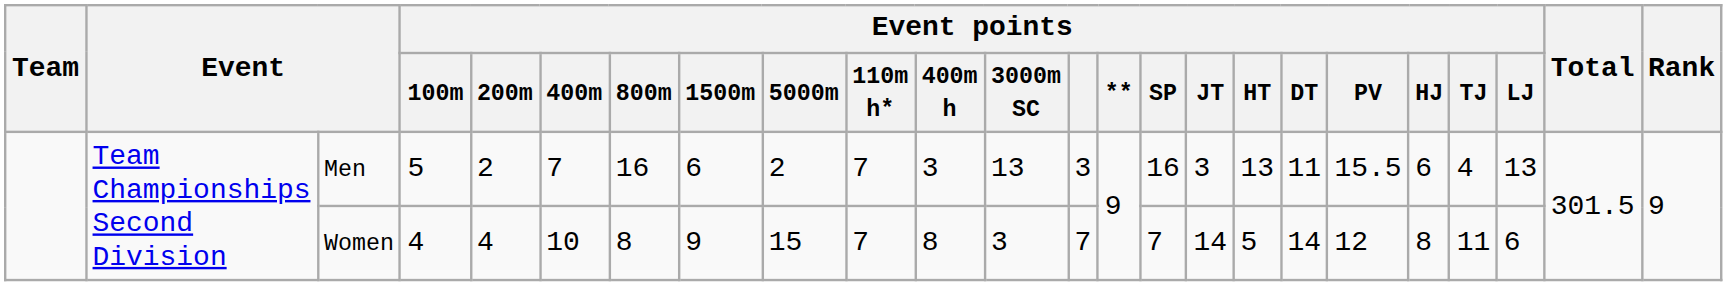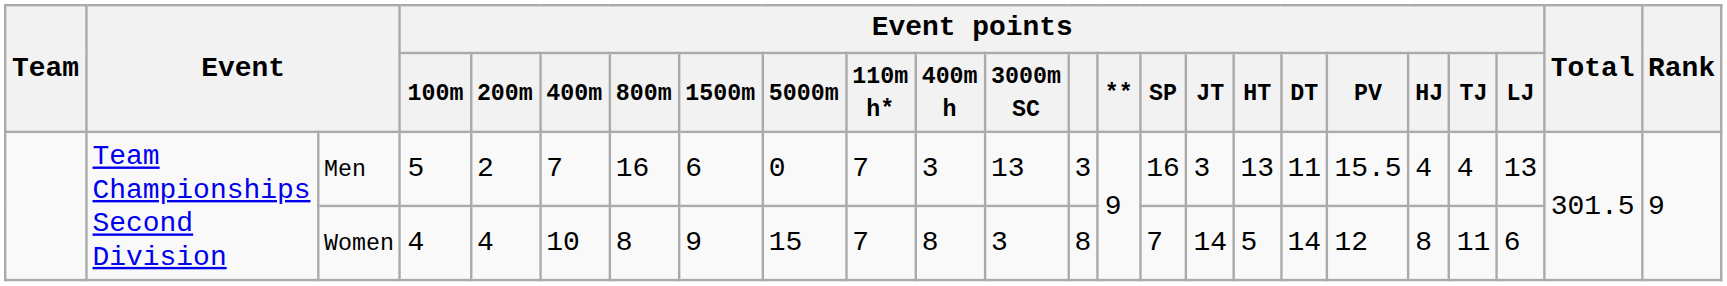(777, 169) 2 -> (777, 169) 0
(1424, 169) 6 -> (1424, 169) 4
(1083, 243) 7 -> (1083, 243) 8
